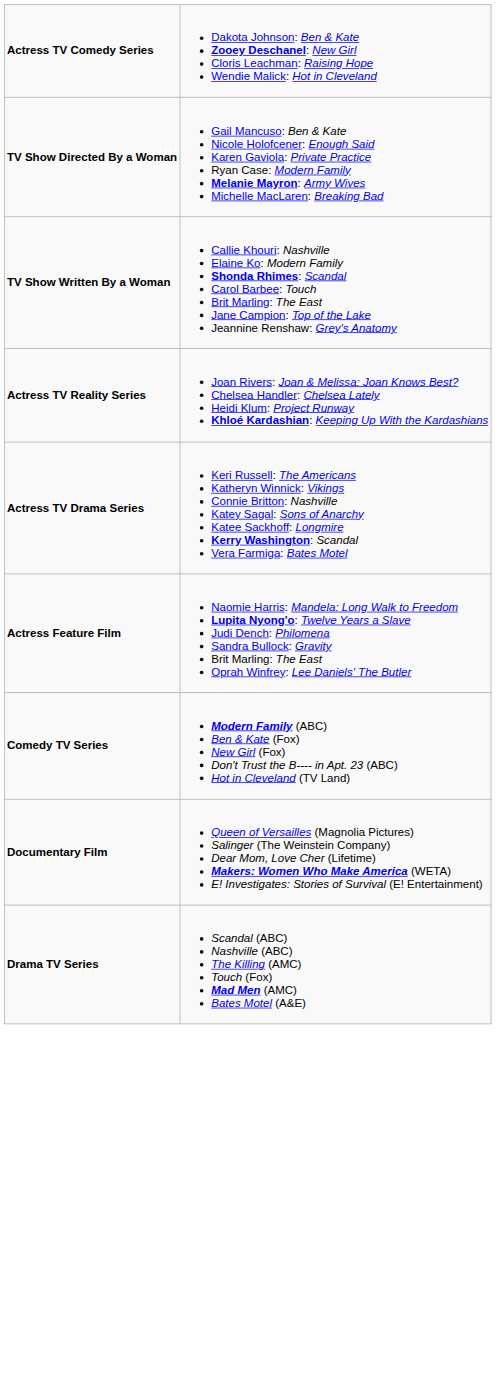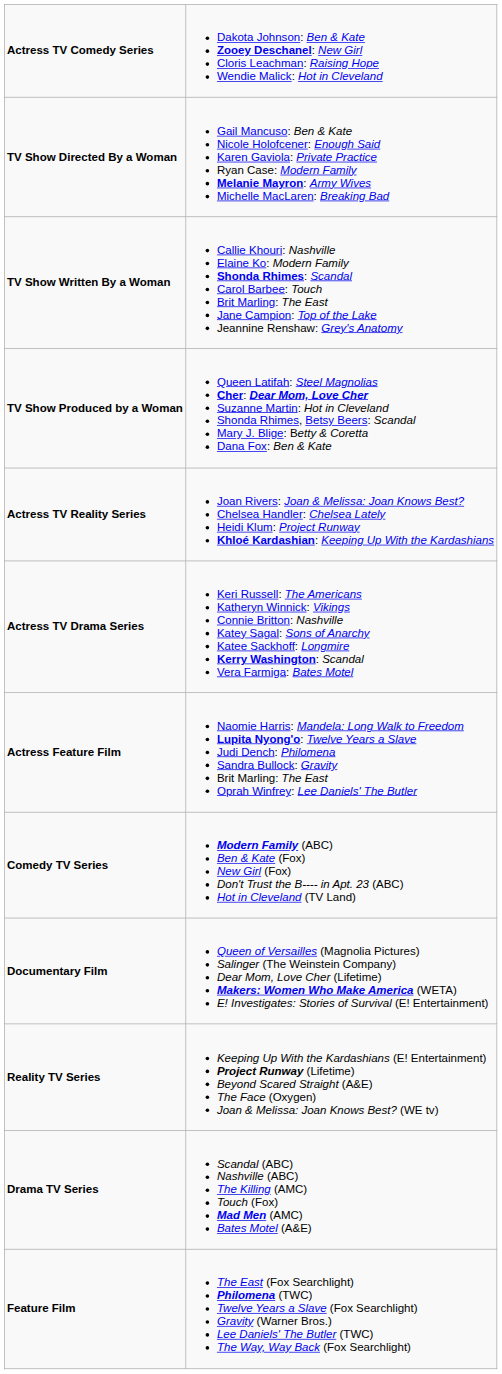+ row: (95, 408)
+ row: (54, 1077)
+ row: (41, 1309)
